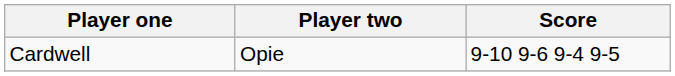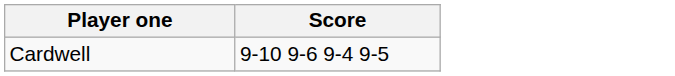- column: (351, 20)
